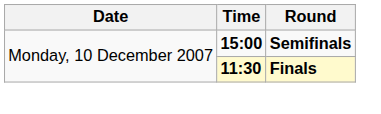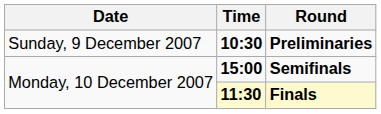+ row: (321, 43)
